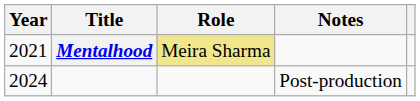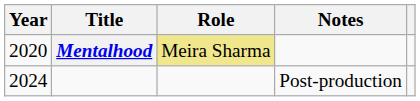(28, 50) 2021 -> (28, 50) 2020
